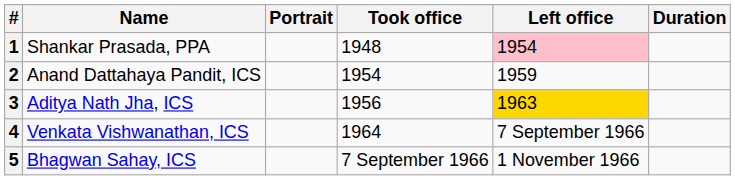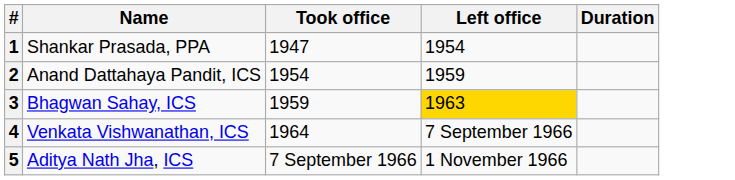- column: (301, 18)
(361, 47) 1948 -> (289, 47) 1947
(517, 47) pink background -> (445, 47) no background
(110, 103) Aditya Nath Jha, ICS -> (111, 103) Bhagwan Sahay, ICS
(361, 103) 1956 -> (289, 103) 1959
(111, 160) Bhagwan Sahay, ICS -> (110, 160) Aditya Nath Jha, ICS
